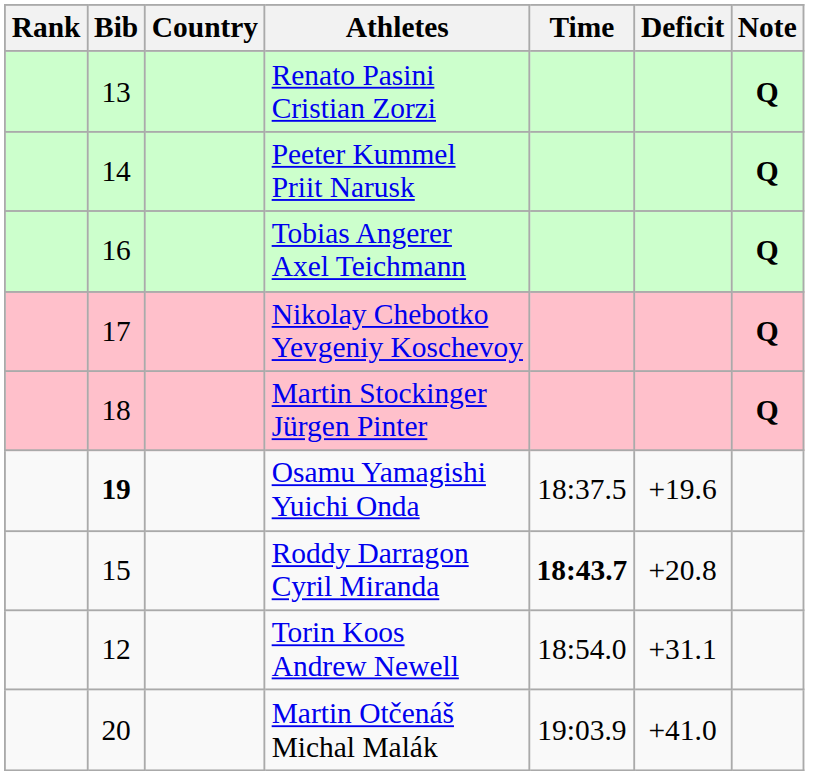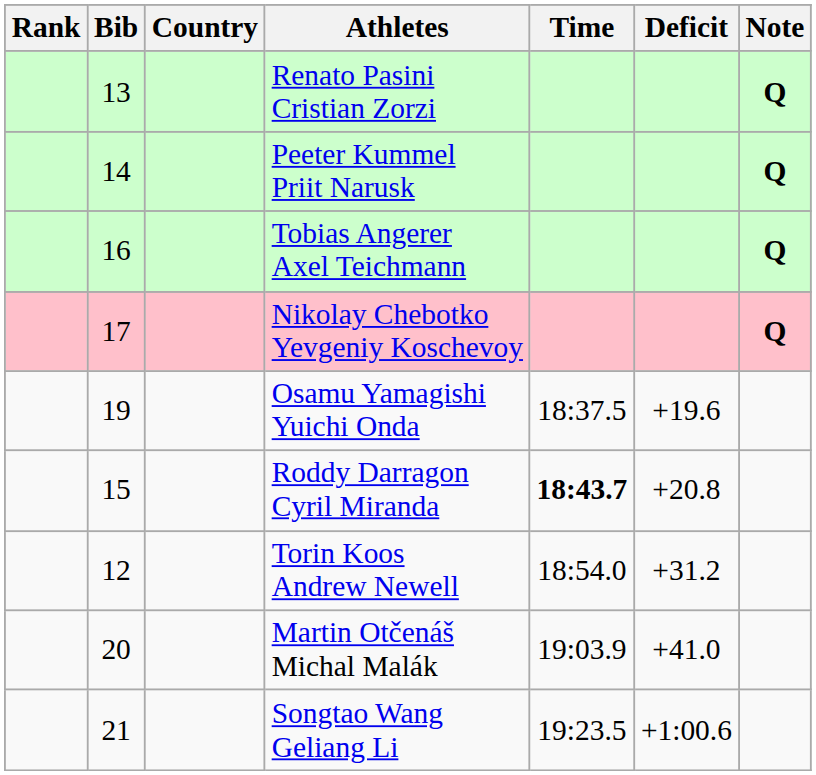- row: (379, 410)
(116, 490) bold -> (116, 410) normal
(683, 649) +31.1 -> (686, 569) +31.2
+ row: (357, 729)
